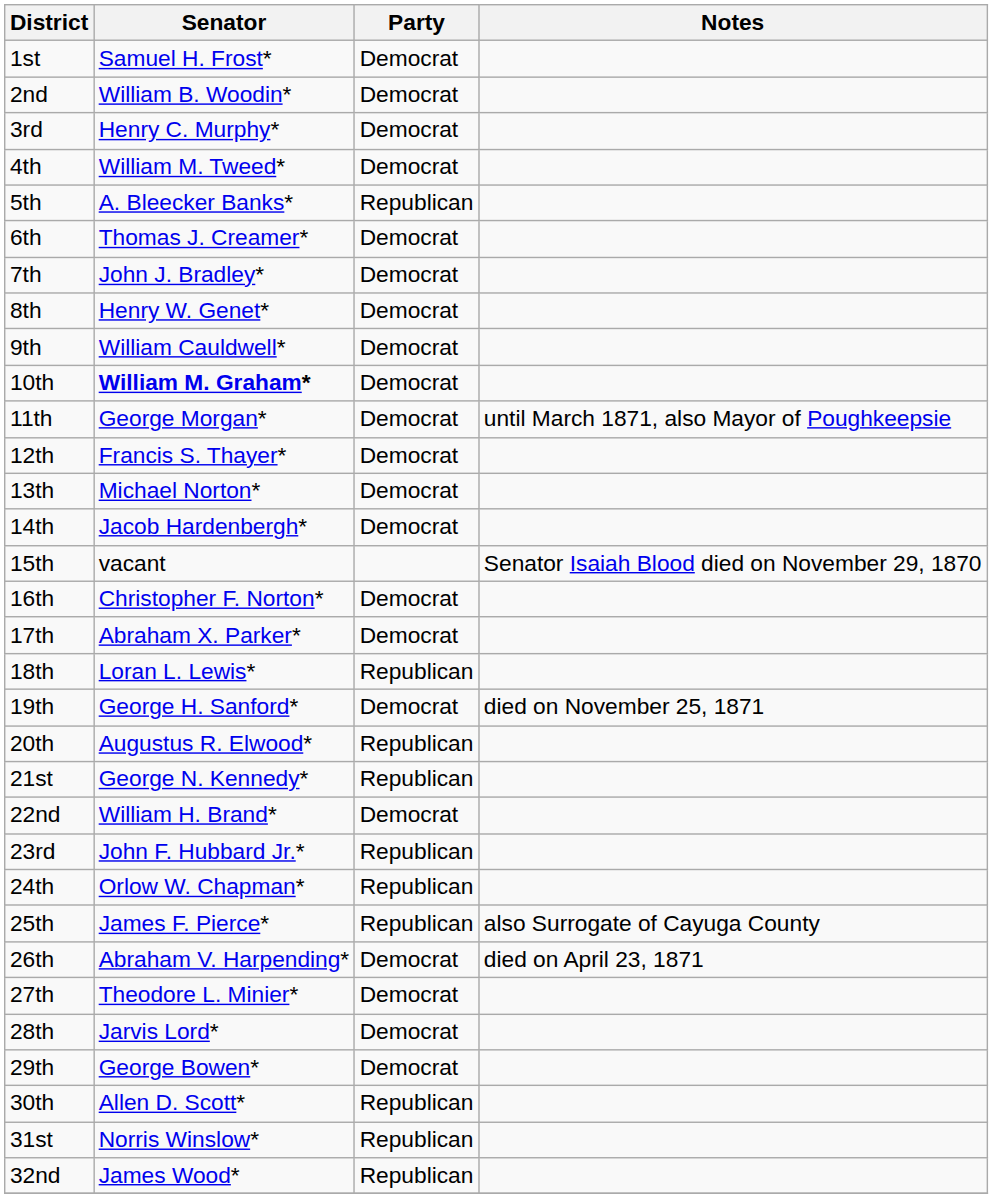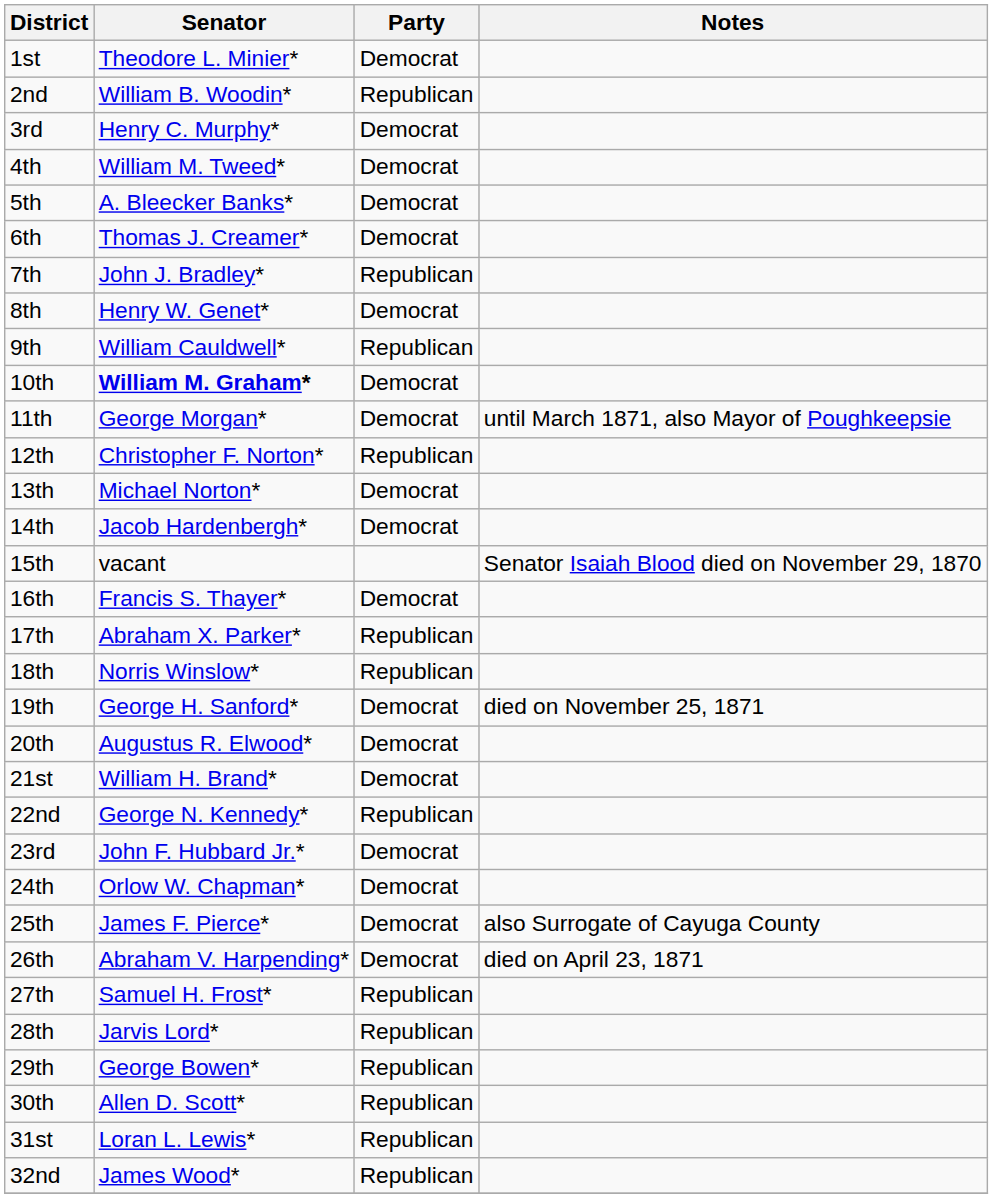(185, 58) Samuel H. Frost* -> (198, 58) Theodore L. Minier*
(409, 94) Democrat -> (417, 94) Republican
(417, 202) Republican -> (409, 202) Democrat
(409, 274) Democrat -> (417, 274) Republican
(409, 346) Democrat -> (417, 346) Republican
(193, 454) Francis S. Thayer* -> (211, 454) Christopher F. Norton*
(409, 454) Democrat -> (417, 454) Republican
(211, 599) Christopher F. Norton* -> (193, 599) Francis S. Thayer*
(409, 635) Democrat -> (417, 635) Republican
(177, 671) Loran L. Lewis* -> (179, 671) Norris Winslow*
(417, 743) Republican -> (409, 743) Democrat
(204, 779) George N. Kennedy* -> (188, 779) William H. Brand*
(417, 779) Republican -> (409, 779) Democrat
(188, 815) William H. Brand* -> (204, 815) George N. Kennedy*
(409, 815) Democrat -> (417, 815) Republican
(417, 851) Republican -> (409, 851) Democrat
(417, 887) Republican -> (409, 887) Democrat
(417, 923) Republican -> (409, 923) Democrat
(198, 995) Theodore L. Minier* -> (185, 995) Samuel H. Frost*
(409, 995) Democrat -> (417, 995) Republican
(409, 1031) Democrat -> (417, 1031) Republican
(409, 1067) Democrat -> (417, 1067) Republican
(179, 1139) Norris Winslow* -> (177, 1139) Loran L. Lewis*
